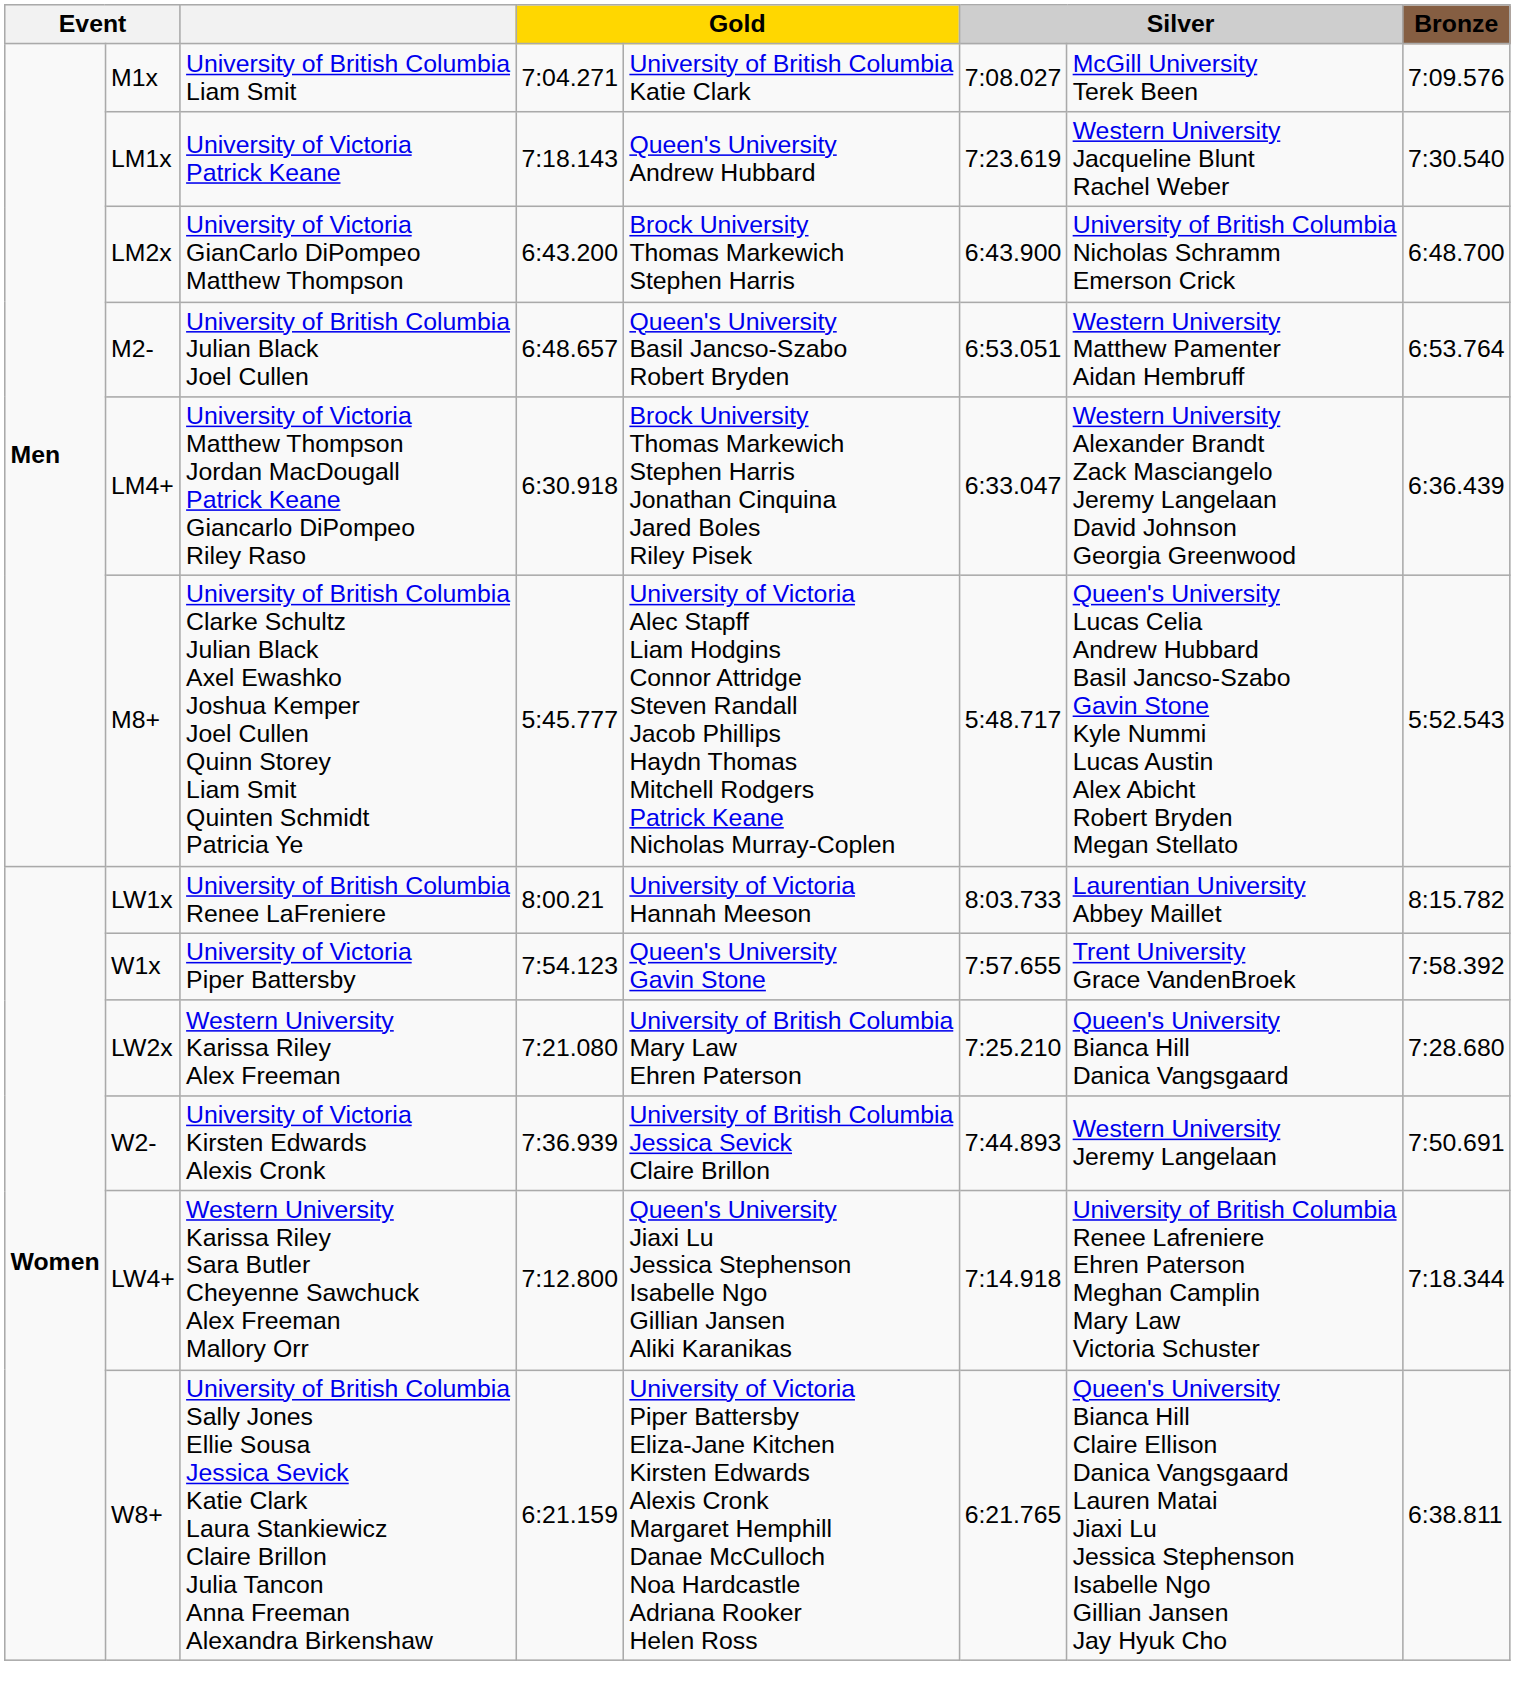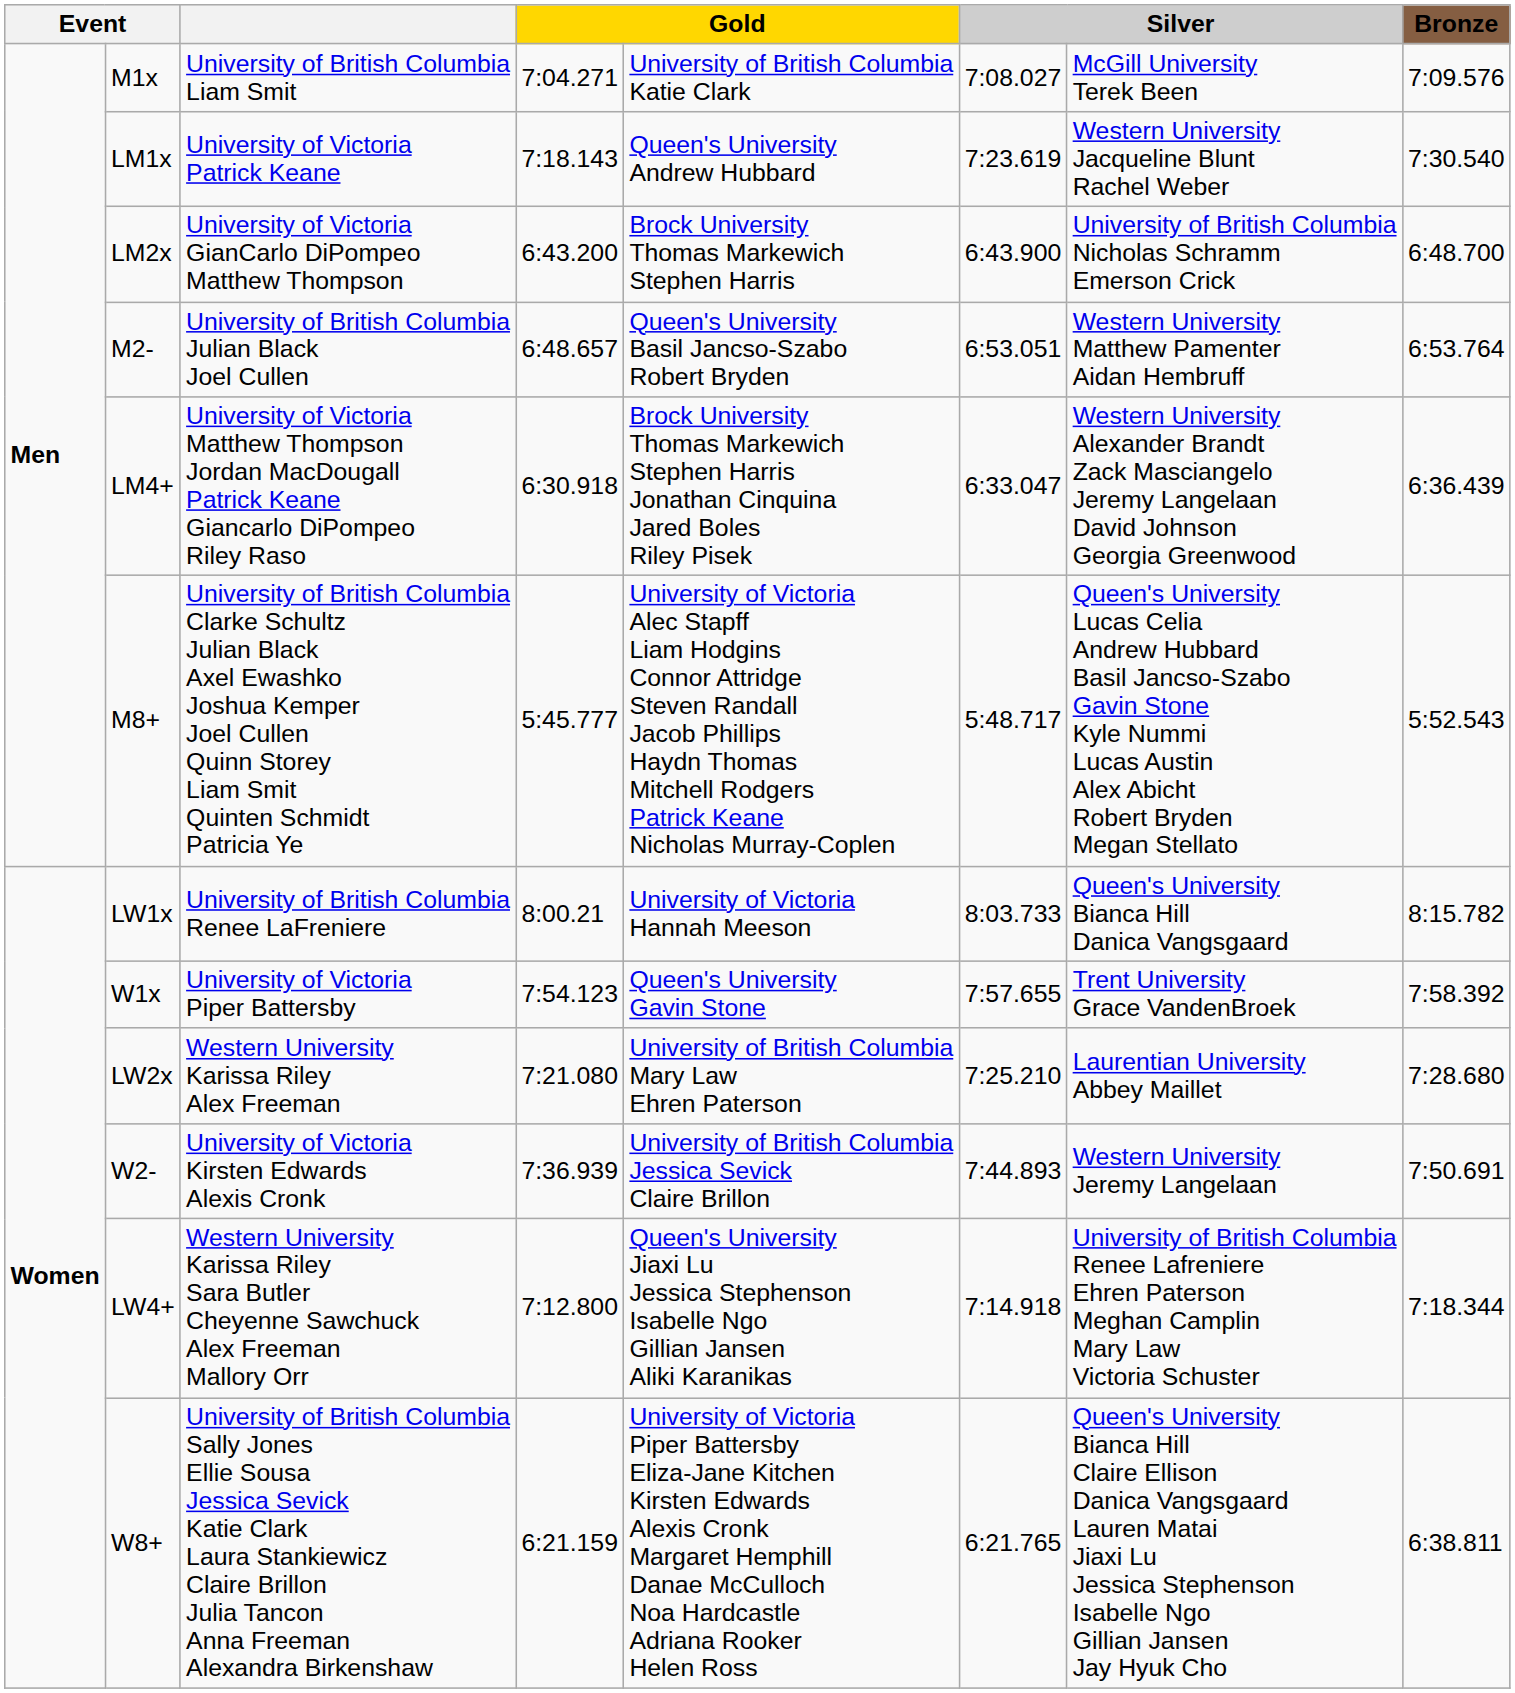(1189, 899) Laurentian University Abbey Maillet -> (1181, 913) Queen's University Bianca Hill Danica Vangsgaard
(1181, 1047) Queen's University Bianca Hill Danica Vangsgaard -> (1189, 1075) Laurentian University Abbey Maillet
